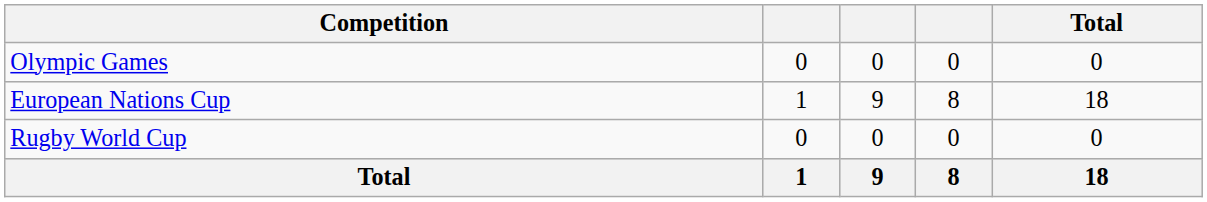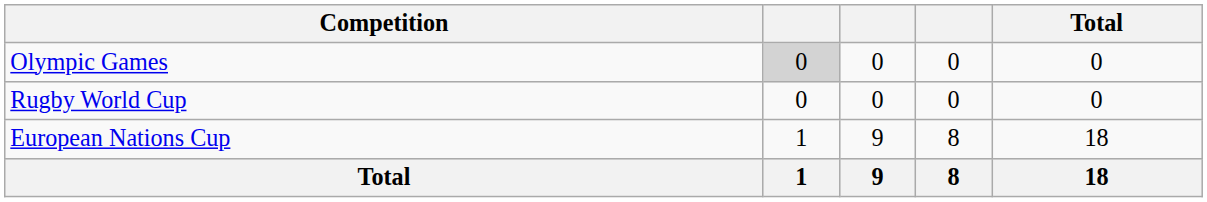(801, 61) no background -> (801, 61) lightgrey background
rows swapped: (98, 138) <-> (120, 100)
